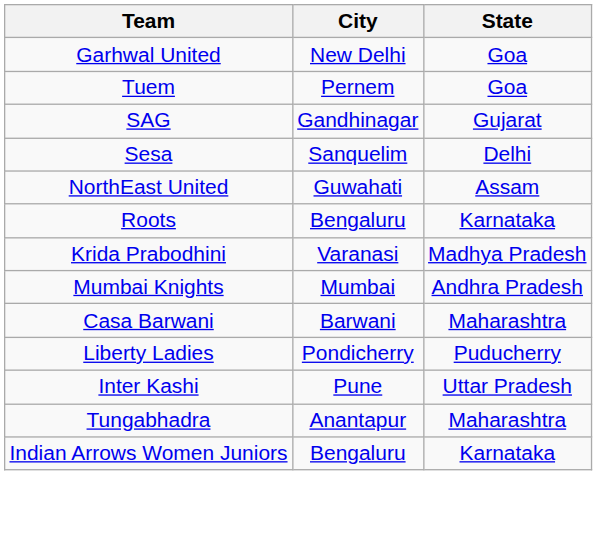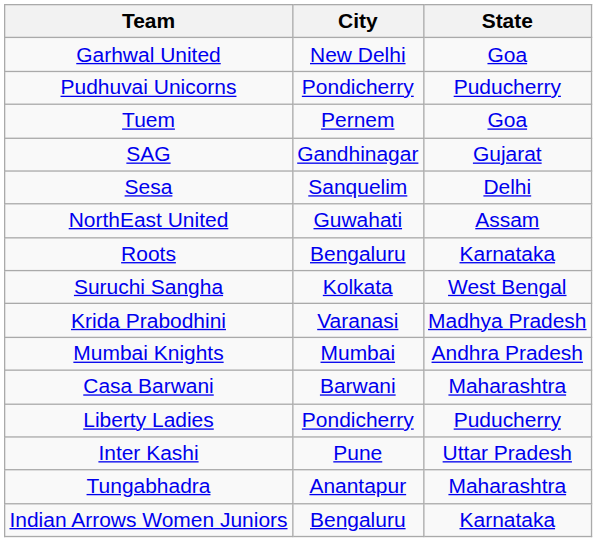+ row: (148, 87)
+ row: (148, 287)
